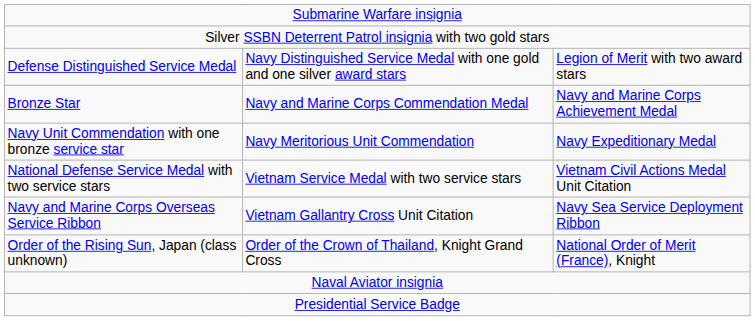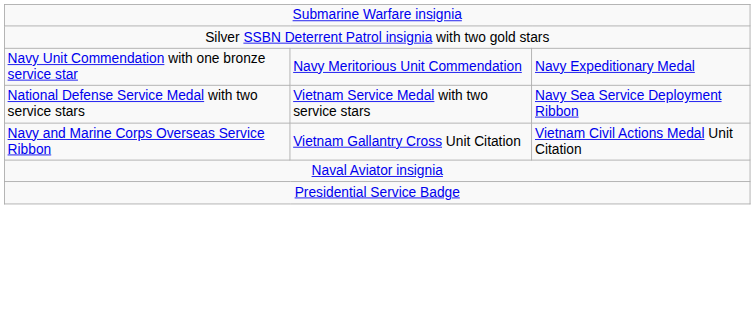- row: (122, 66)
- row: (44, 104)
(641, 178) Vietnam Civil Actions Medal Unit Citation -> (628, 104) Navy Sea Service Deployment Ribbon
(650, 216) Navy Sea Service Deployment Ribbon -> (634, 141) Vietnam Civil Actions Medal Unit Citation
- row: (122, 253)
